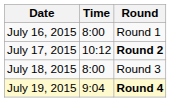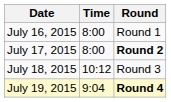(97, 50) 10:12 -> (93, 50) 8:00
(93, 69) 8:00 -> (97, 69) 10:12
